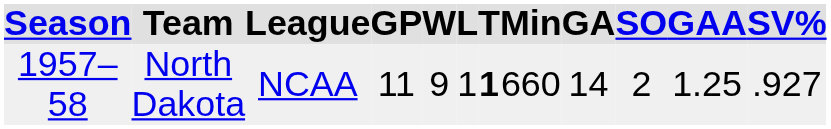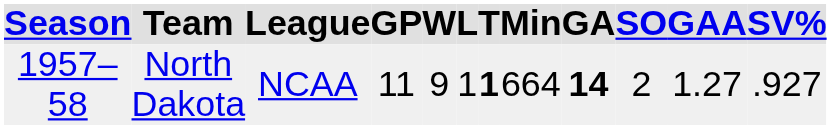(531, 84) 660 -> (531, 84) 664
(589, 84) normal -> (589, 84) bold
(707, 84) 1.25 -> (707, 84) 1.27
